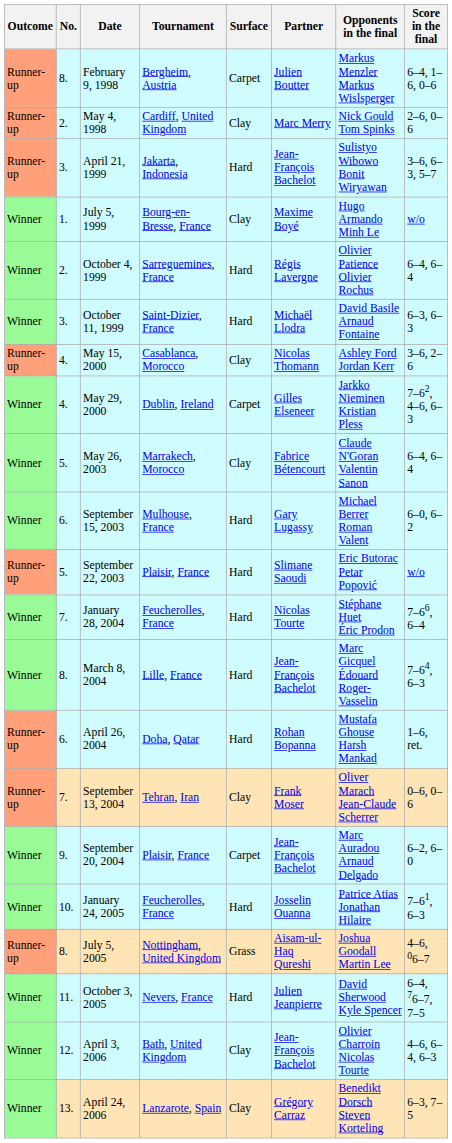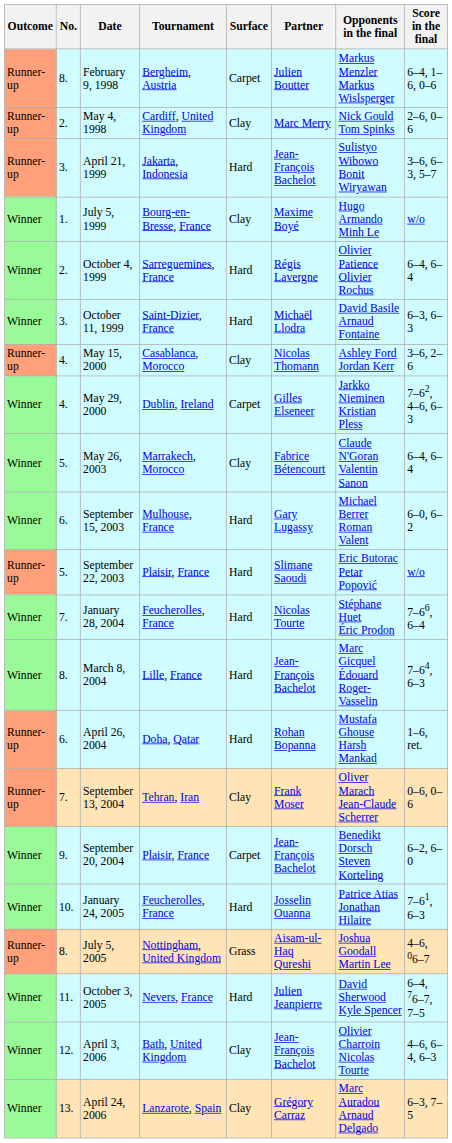(359, 855) Marc Auradou Arnaud Delgado -> (361, 855) Benedikt Dorsch Steven Korteling
(361, 1108) Benedikt Dorsch Steven Korteling -> (359, 1108) Marc Auradou Arnaud Delgado
